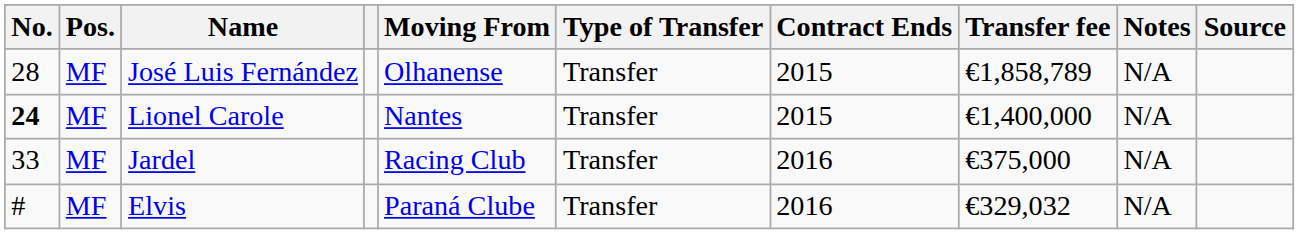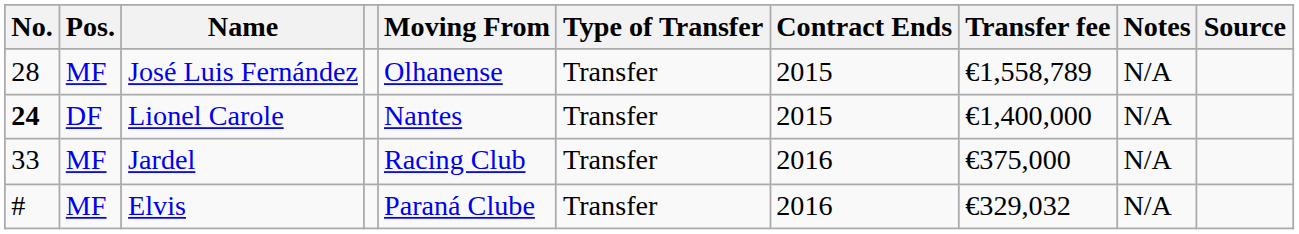(1029, 71) €1,858,789 -> (1029, 71) €1,558,789
(86, 116) MF -> (84, 116) DF
